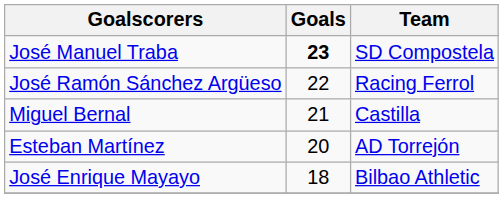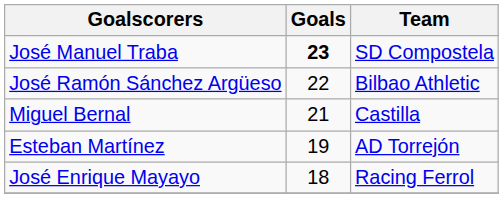(415, 83) Racing Ferrol -> (417, 83) Bilbao Athletic
(318, 146) 20 -> (318, 146) 19
(417, 177) Bilbao Athletic -> (415, 177) Racing Ferrol
